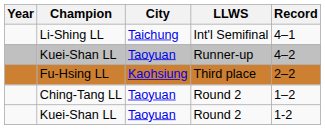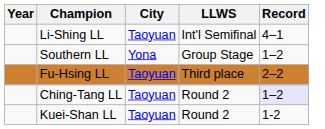(153, 34) Taichung -> (152, 34) Taoyuan
+ row: (74, 54)
- row: (78, 54)
(158, 74) Kaohsiung -> (152, 74) Taoyuan
(285, 94) no background -> (273, 94) lavender background
